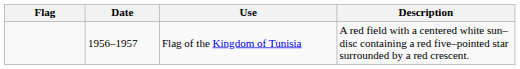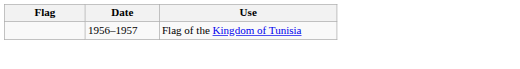- column: (426, 13)
